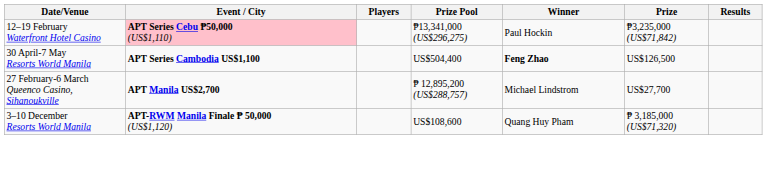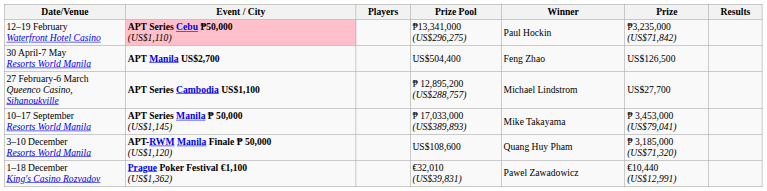(194, 58) APT Series Cambodia US$1,100 -> (174, 58) APT Manila US$2,700
(527, 58) bold -> (524, 58) normal
(174, 90) APT Manila US$2,700 -> (194, 90) APT Series Cambodia US$1,100
+ row: (49, 121)
+ row: (53, 173)
